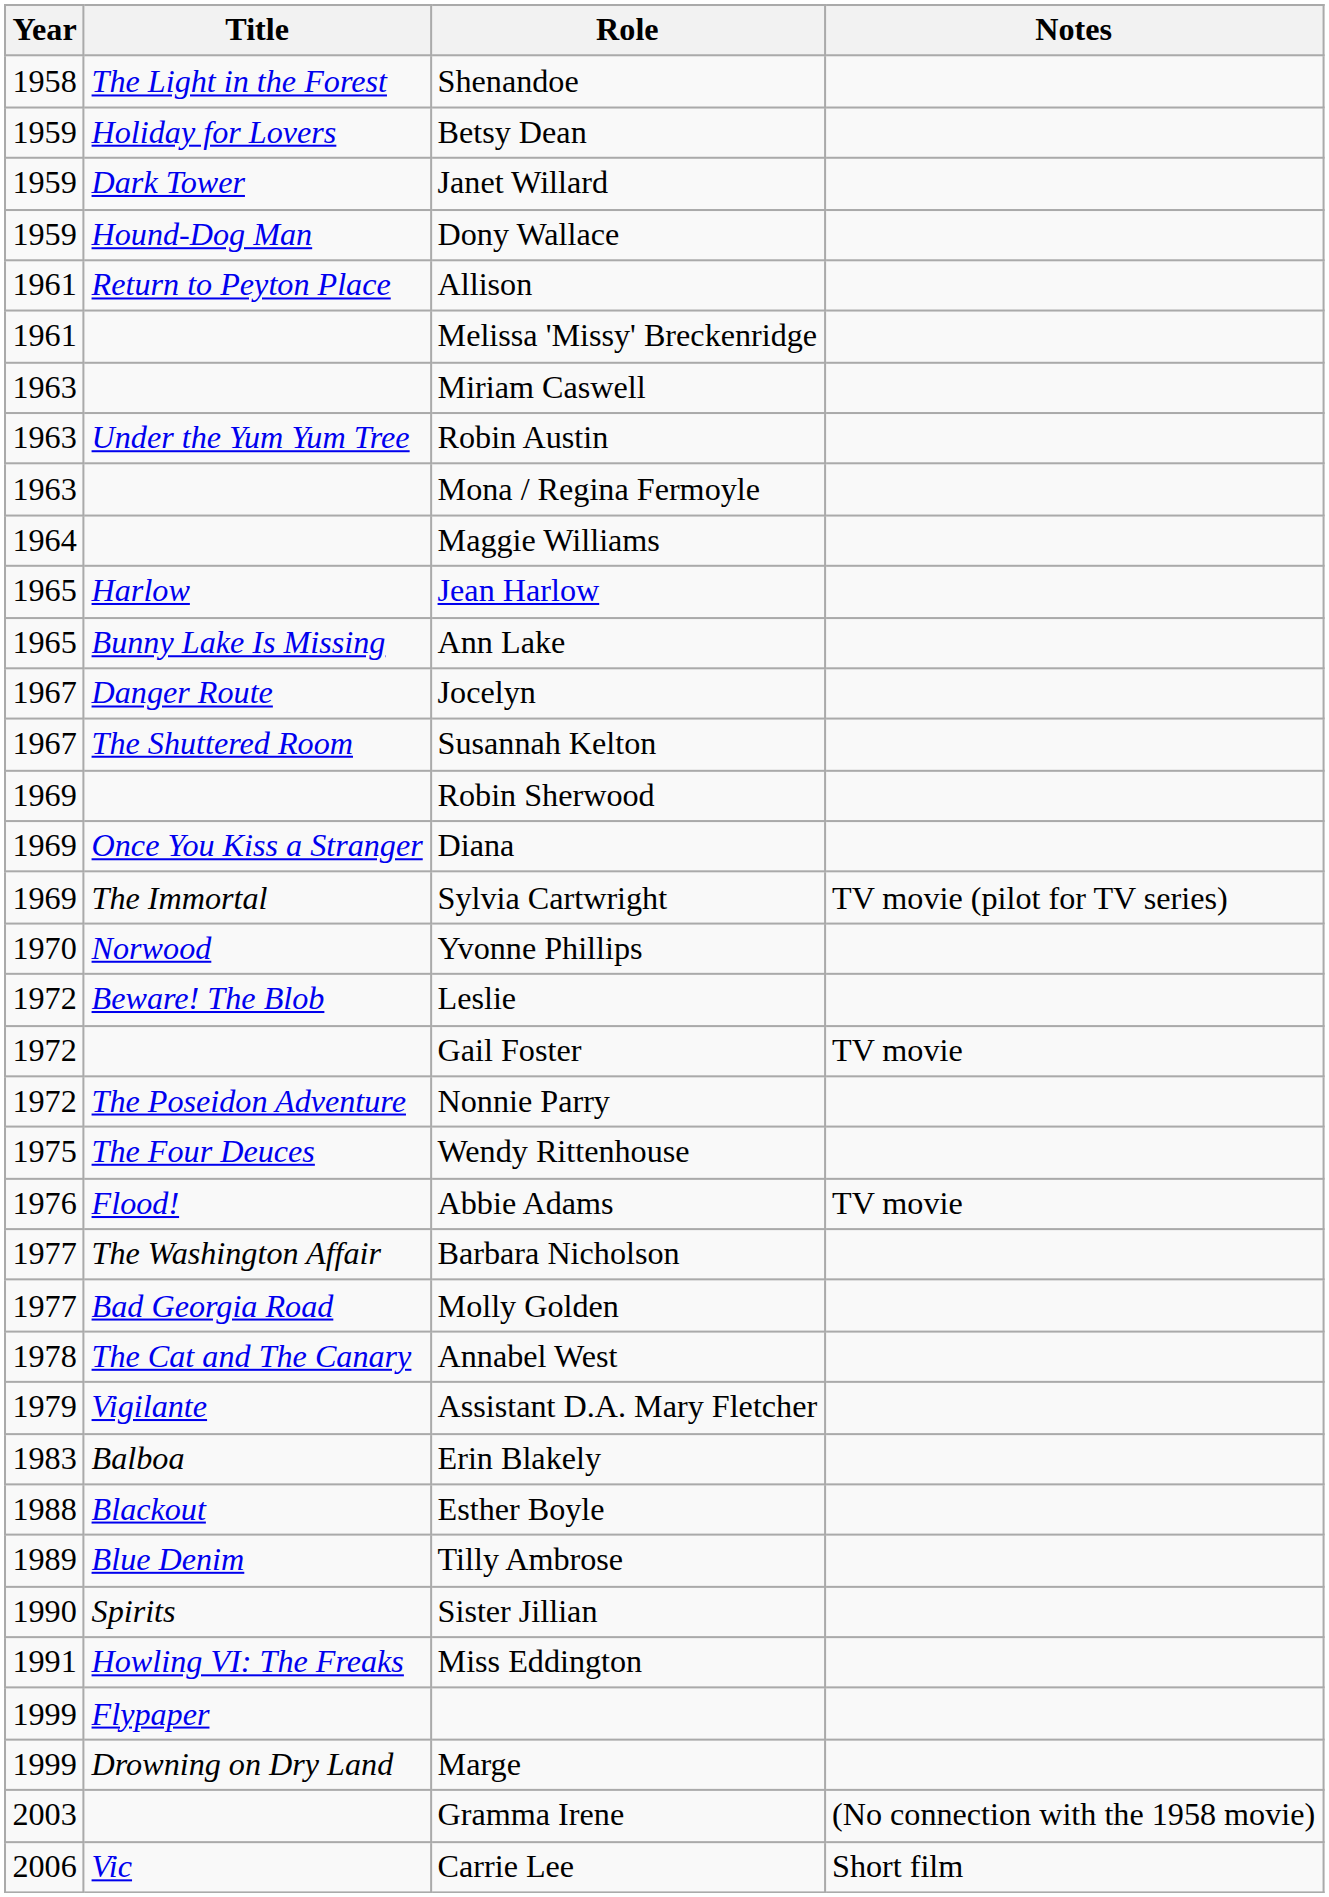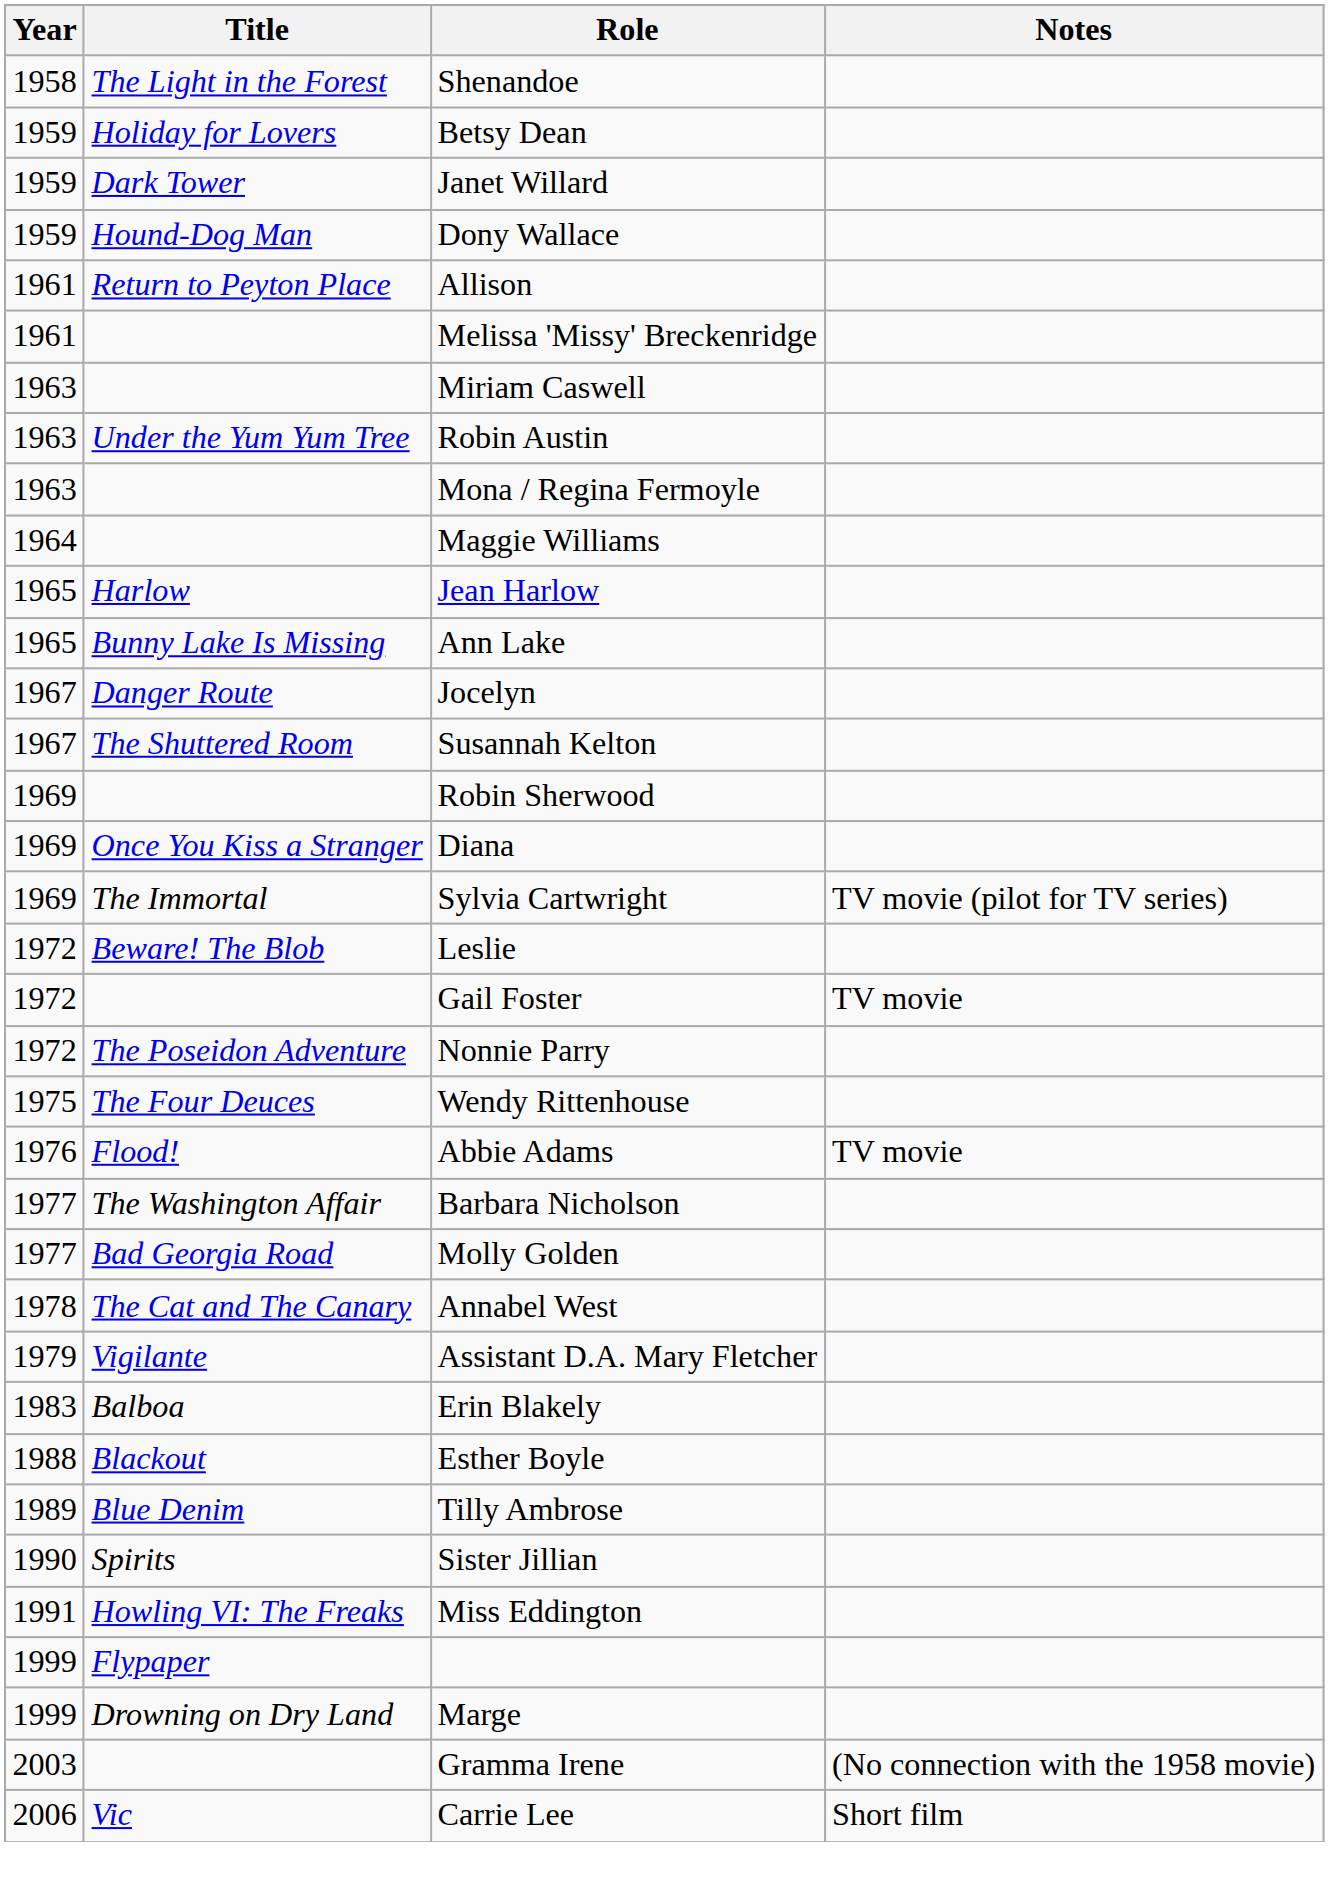- row: (540, 948)
